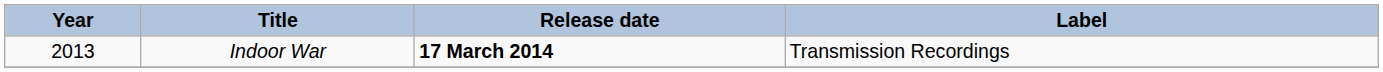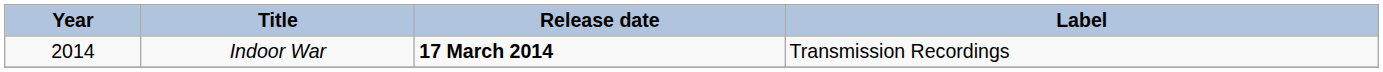(73, 51) 2013 -> (73, 51) 2014
